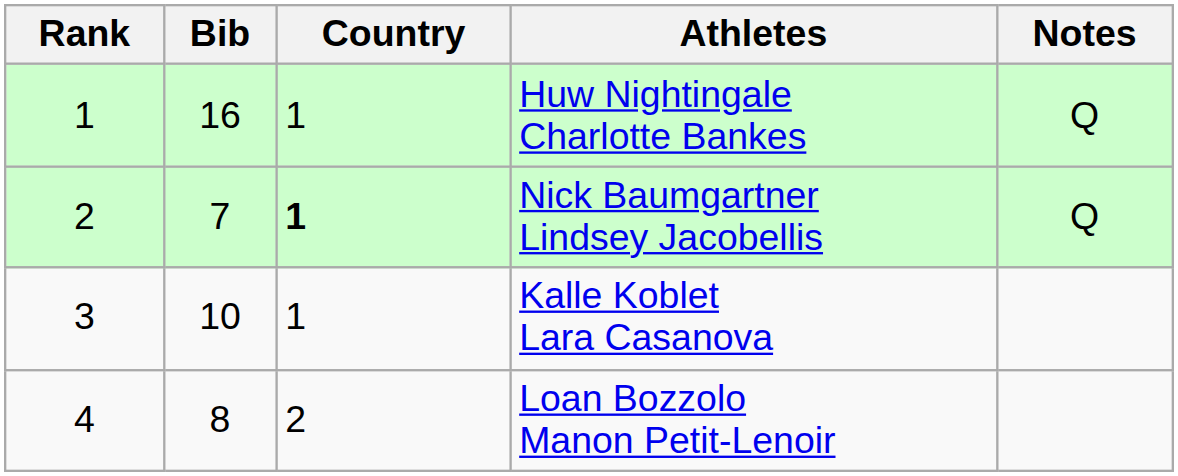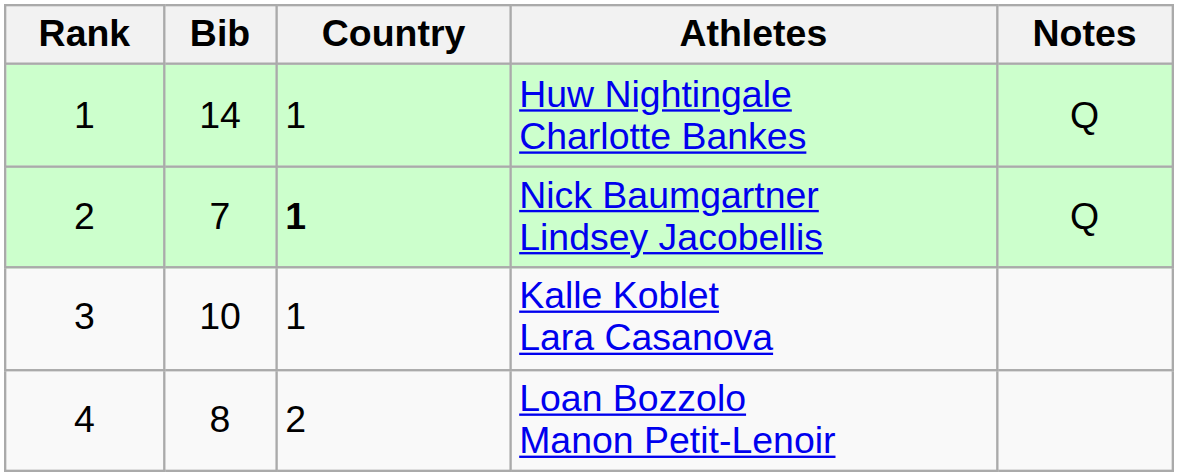(220, 114) 16 -> (220, 114) 14
